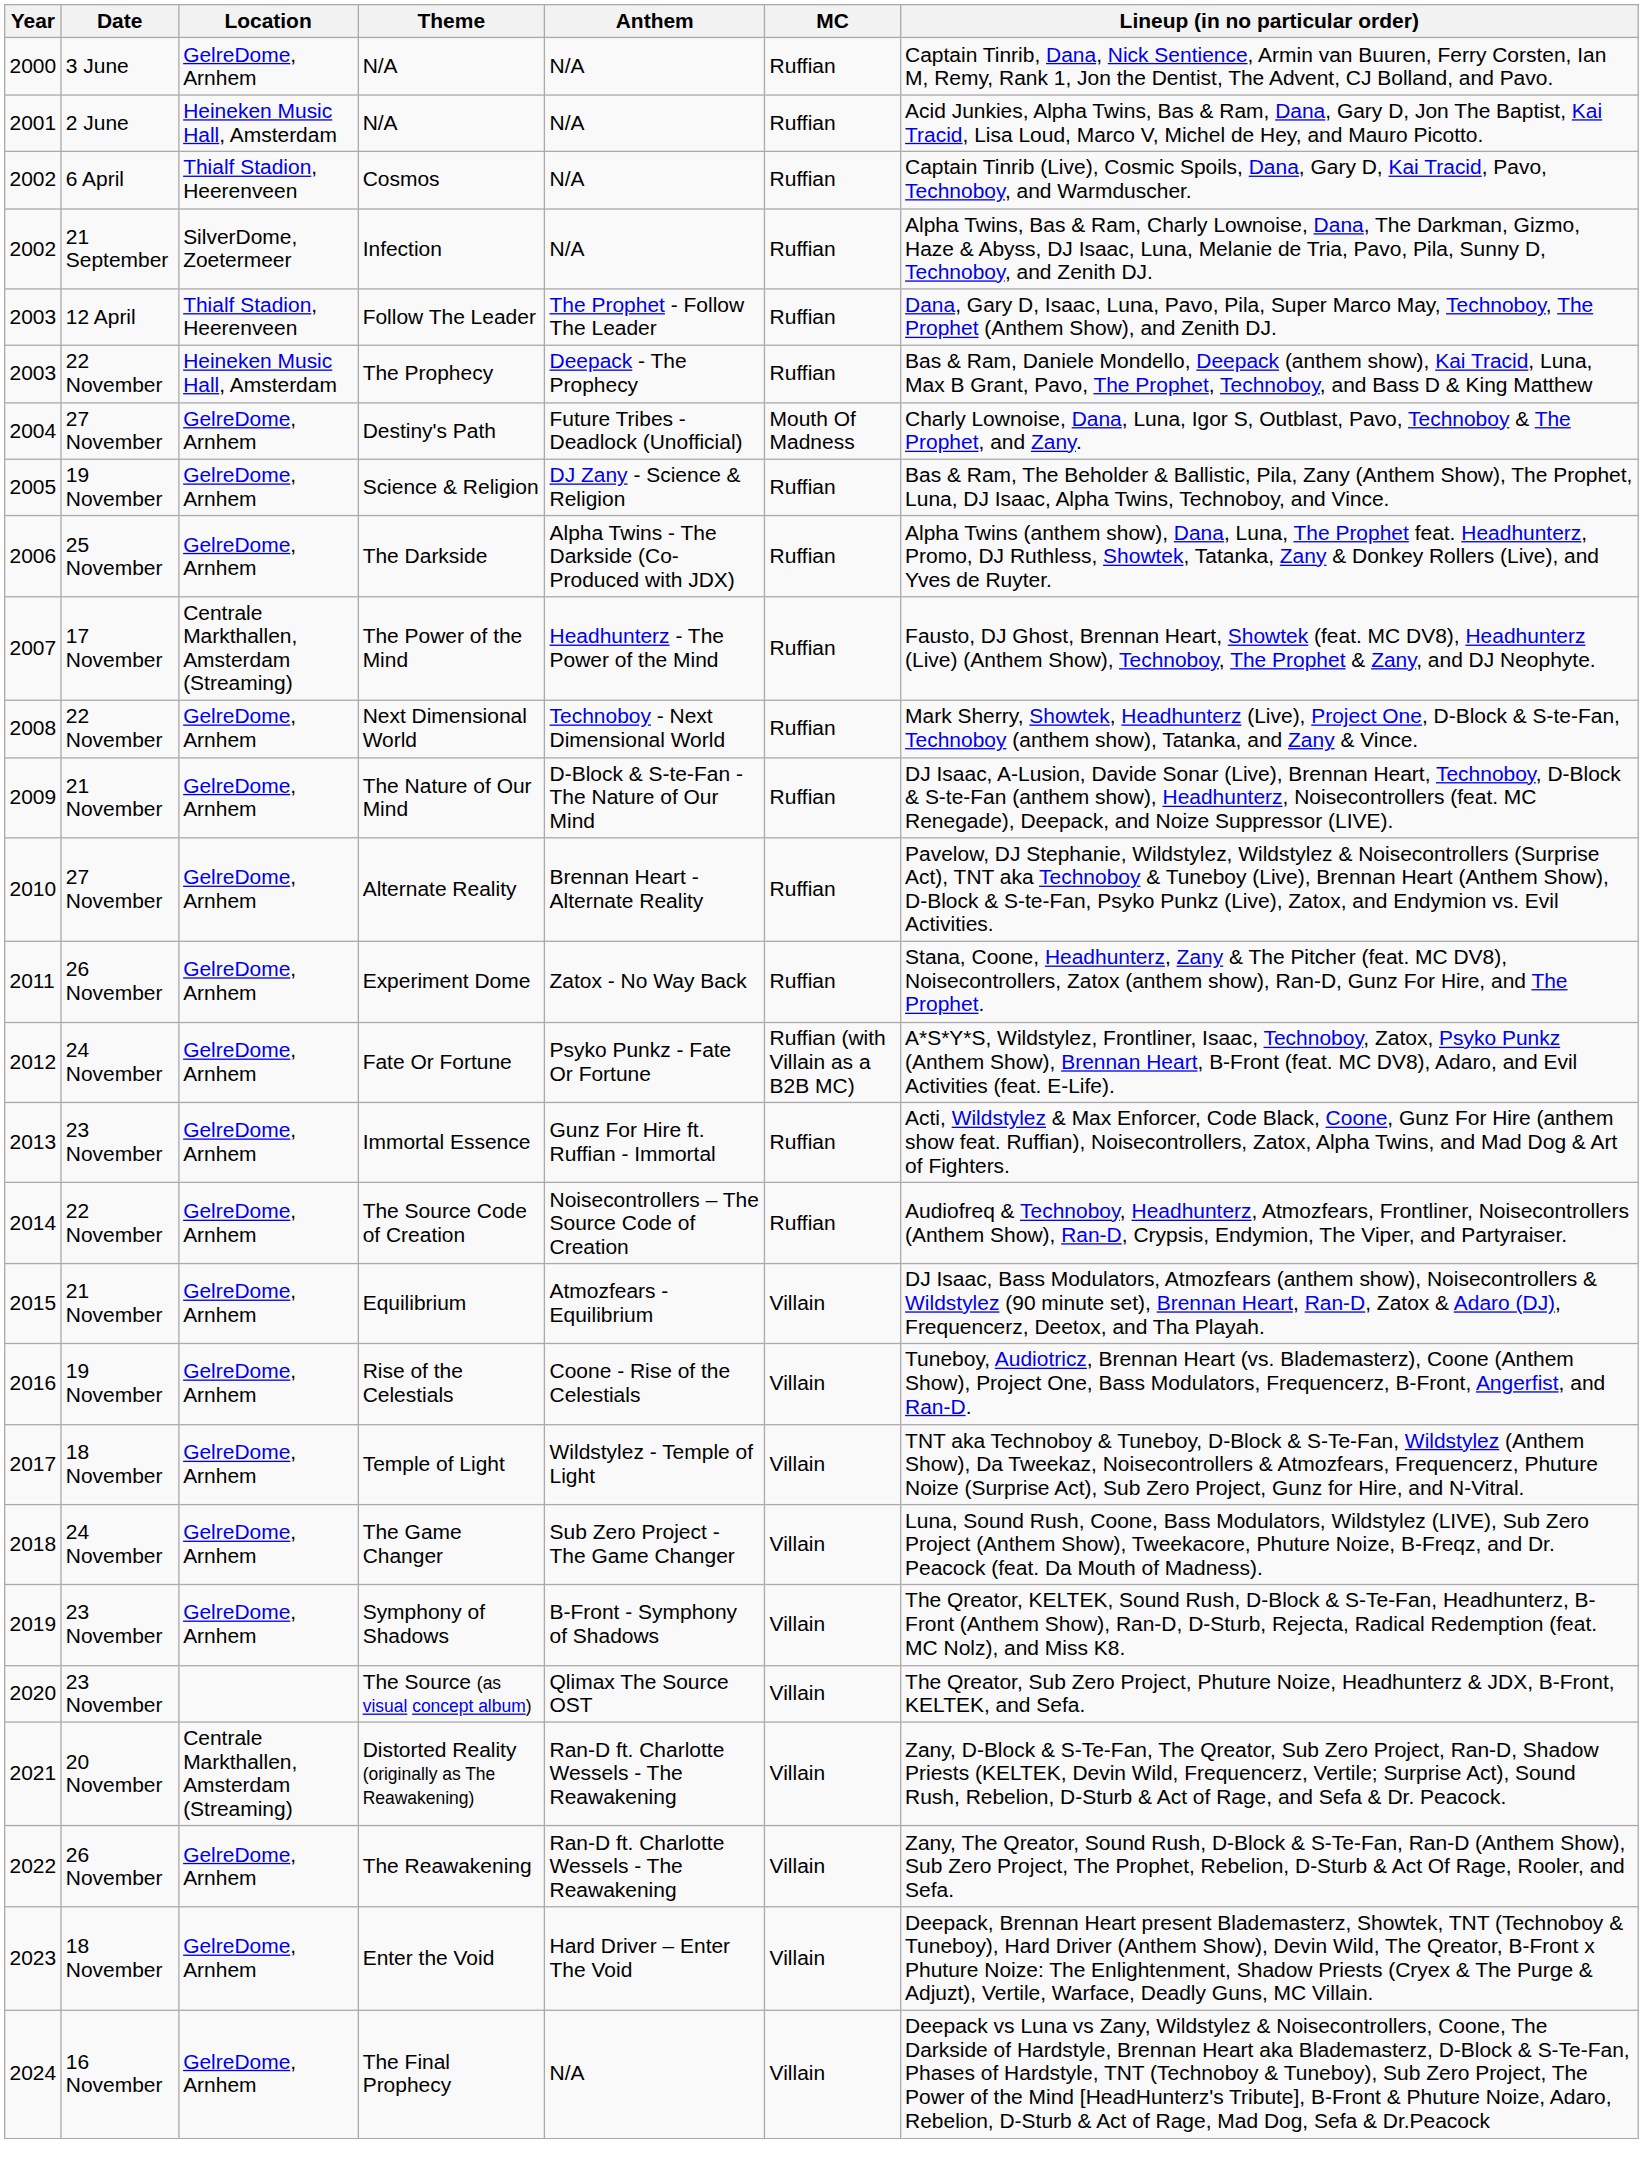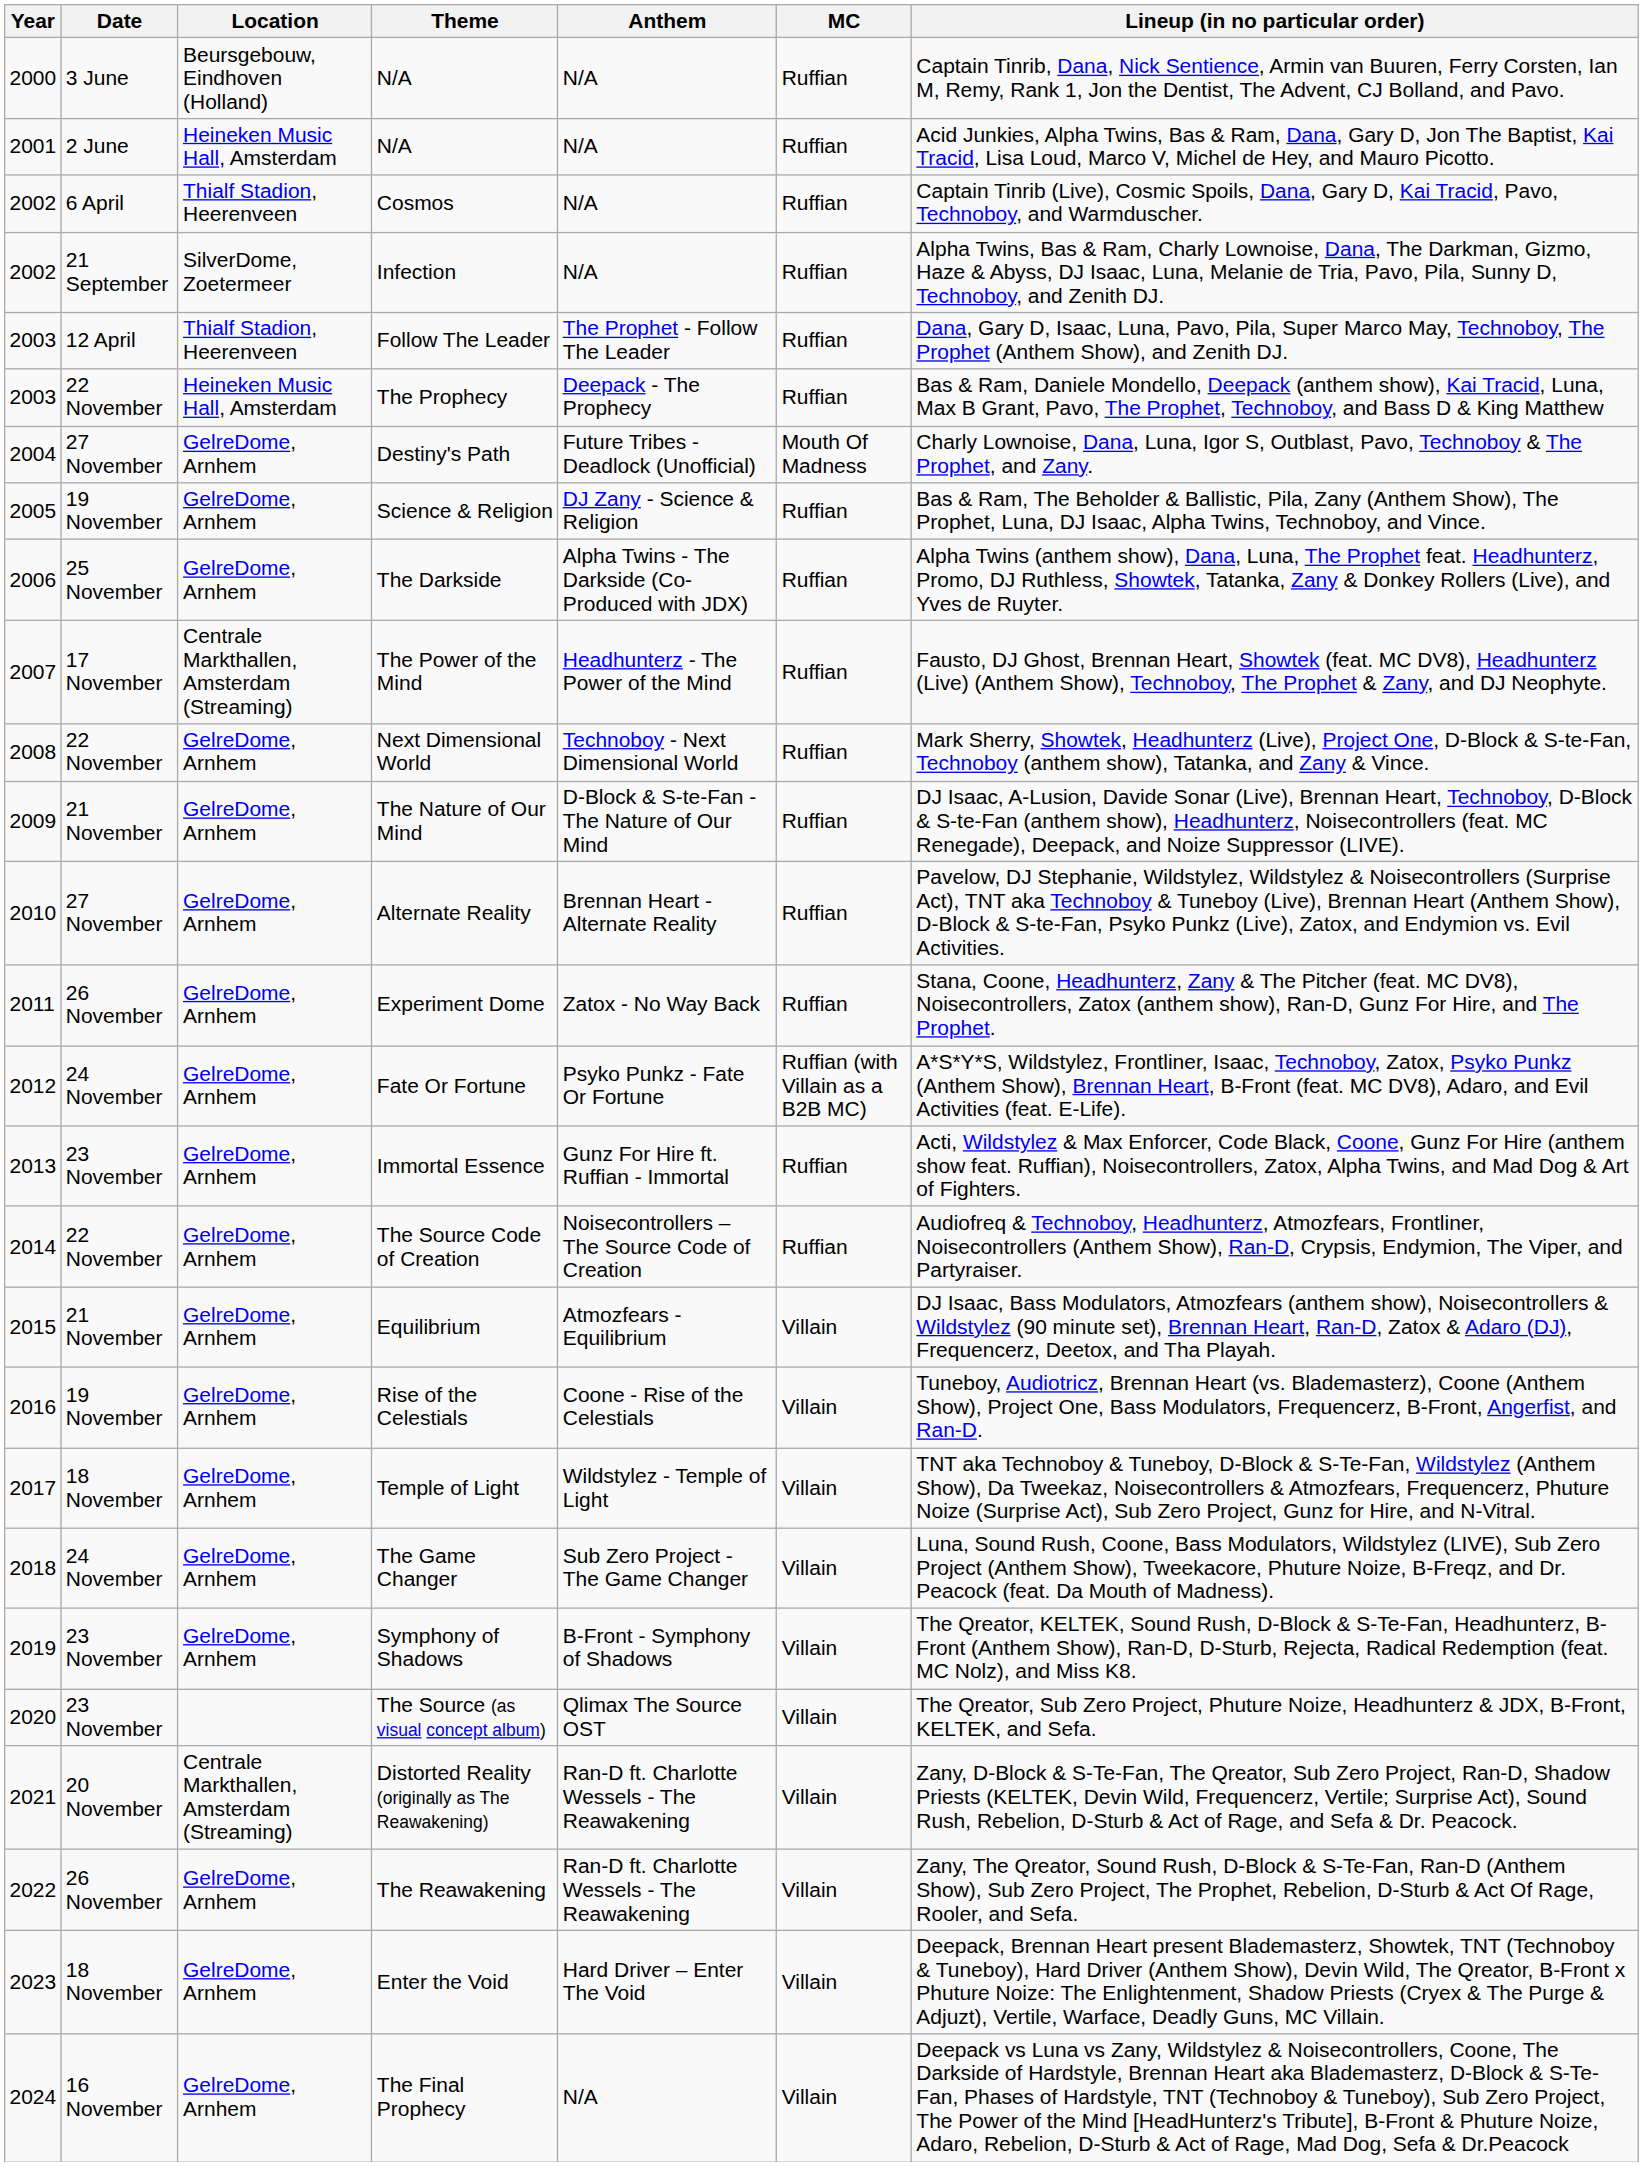(240, 66) GelreDome, Arnhem -> (249, 77) Beursgebouw, Eindhoven (Holland)
